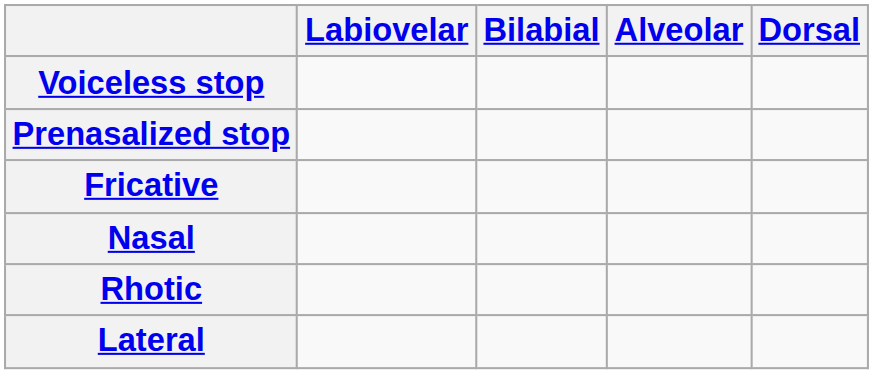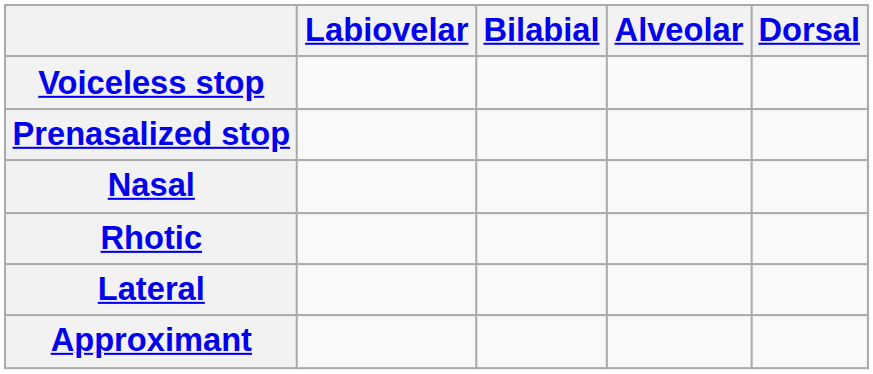- row: (151, 185)
+ row: (151, 340)
